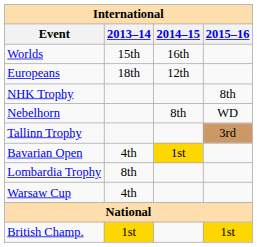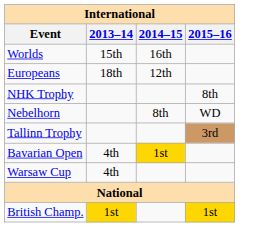- row: (54, 172)
